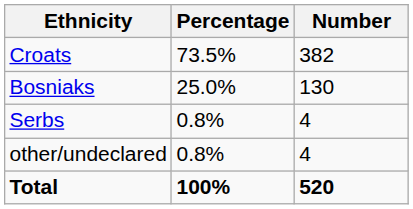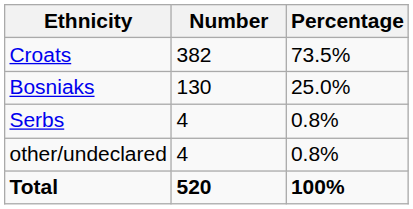columns swapped: (352, 21) <-> (233, 21)
